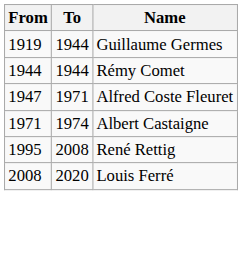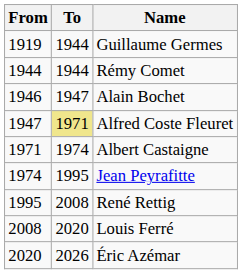+ row: (141, 96)
(72, 96) no background -> (72, 123) khaki background
+ row: (146, 176)
+ row: (138, 255)
